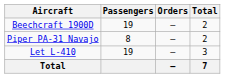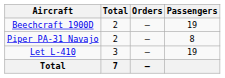columns swapped: (205, 11) <-> (128, 11)
